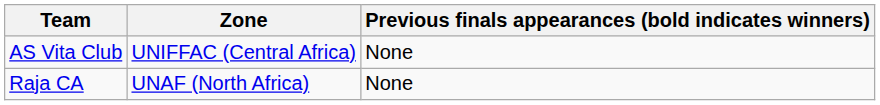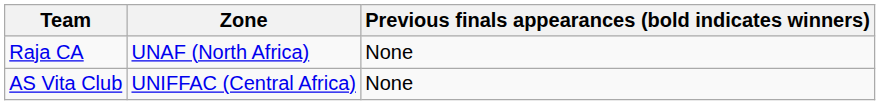rows swapped: (46, 83) <-> (66, 52)
